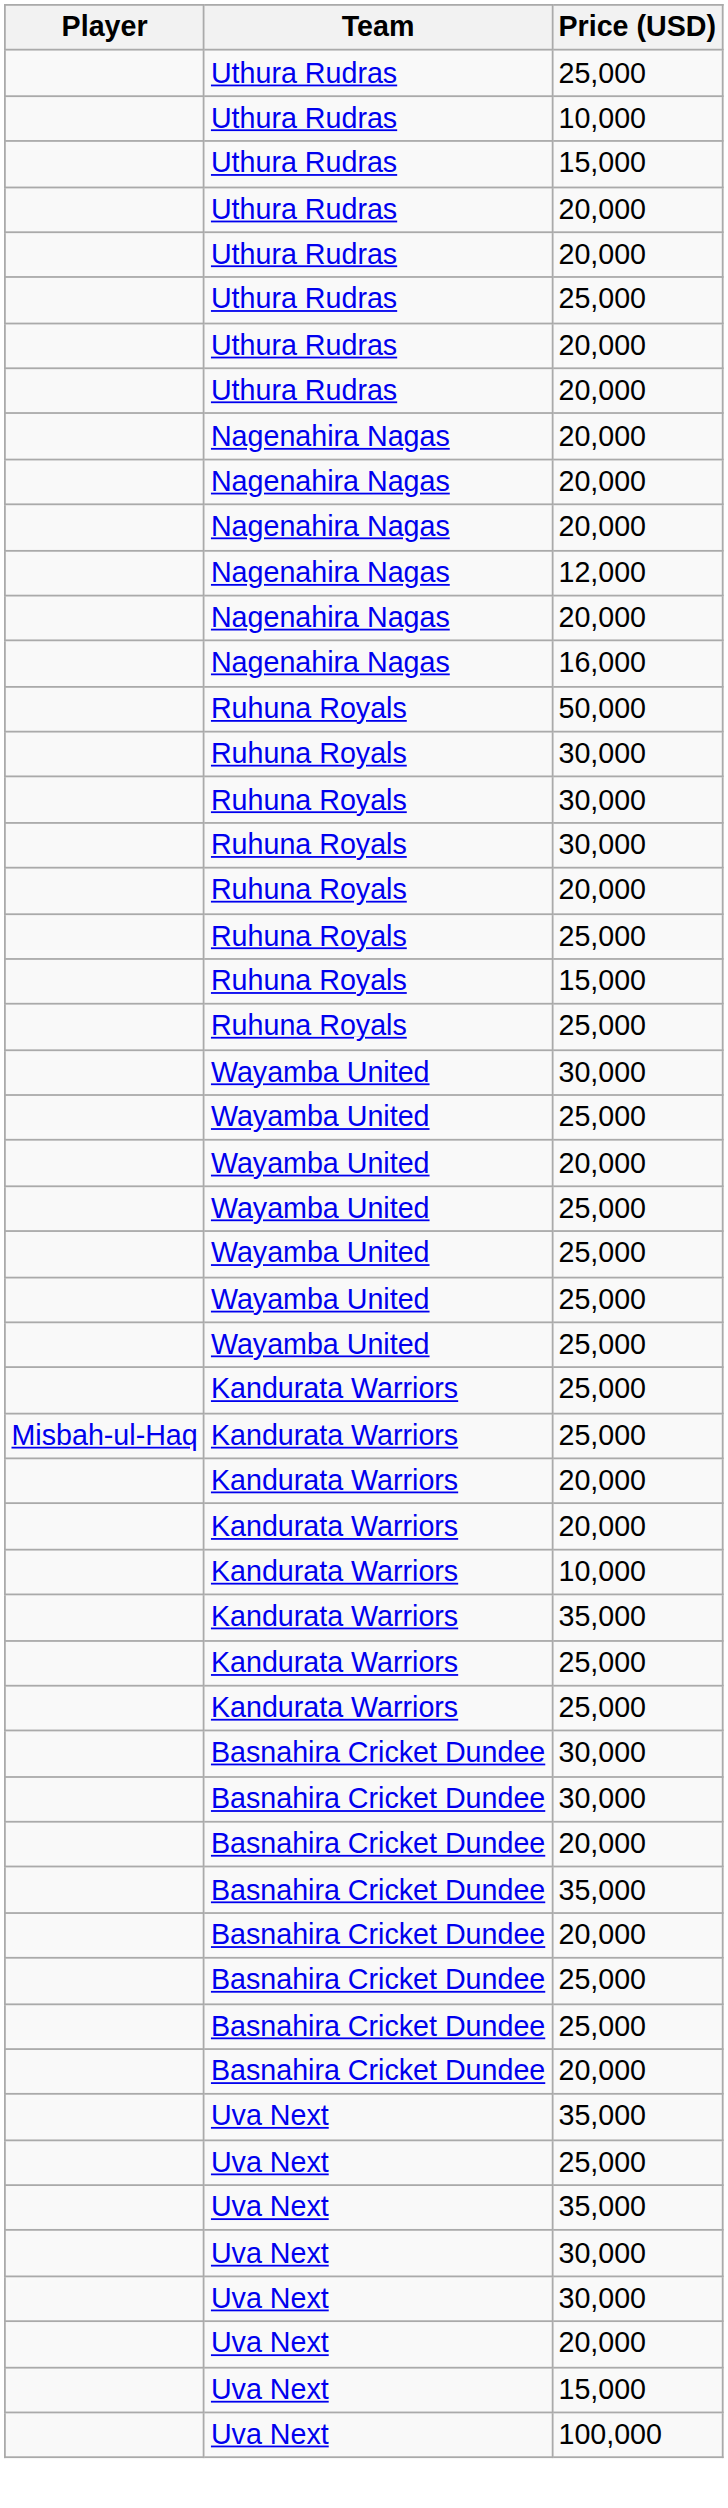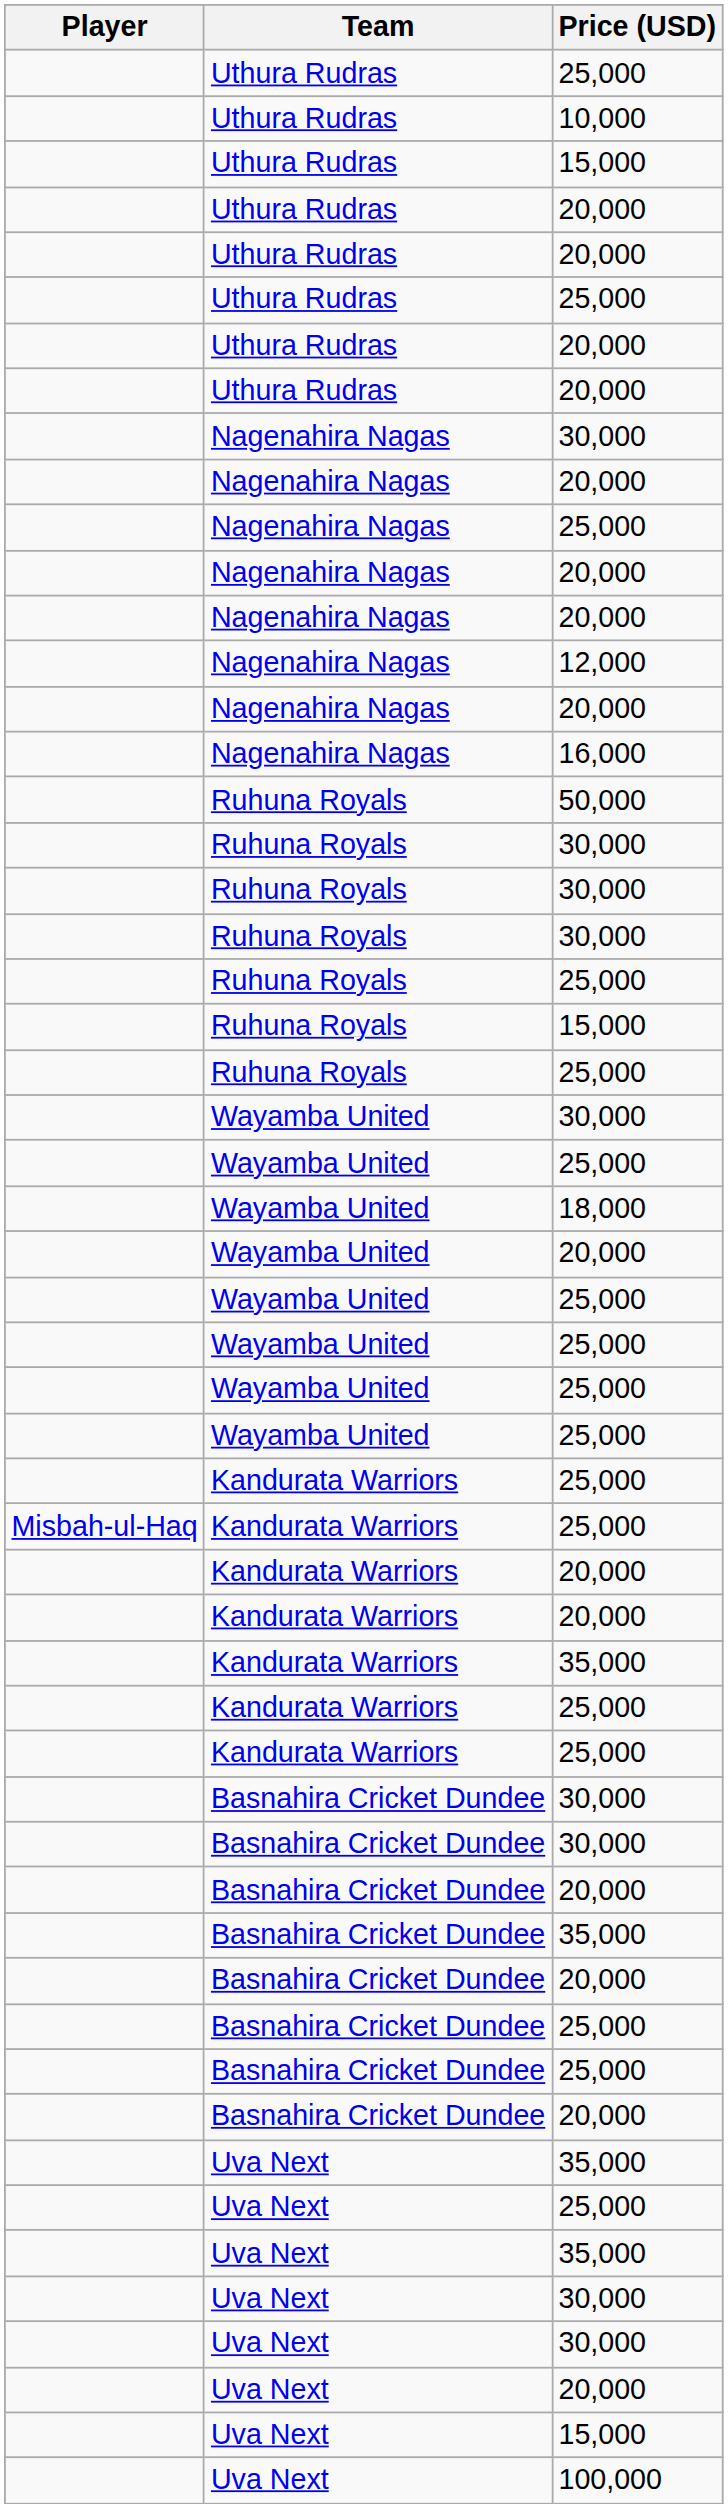+ row: (330, 436)
+ row: (330, 526)
- row: (309, 890)
+ row: (320, 1208)
- row: (335, 1571)
